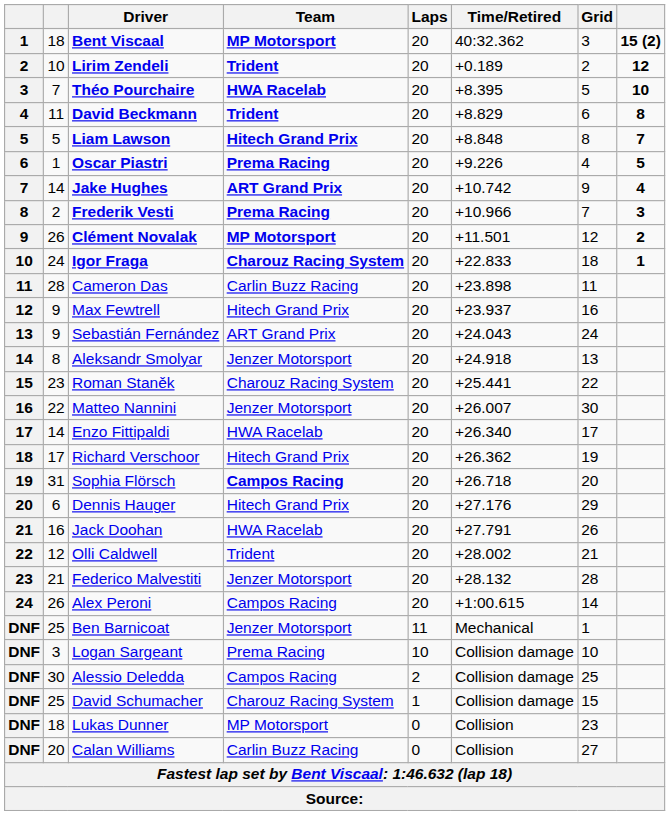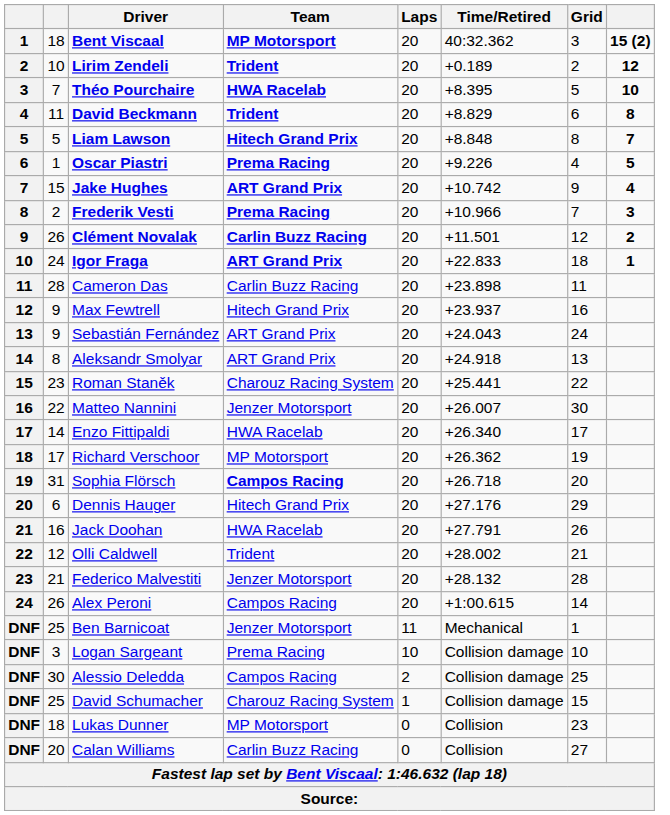(56, 187) 14 -> (56, 187) 15
(281, 236) MP Motorsport -> (297, 236) Carlin Buzz Racing
(315, 261) Charouz Racing System -> (284, 261) ART Grand Prix
(289, 359) Jenzer Motorsport -> (281, 359) ART Grand Prix
(288, 456) Hitech Grand Prix -> (277, 456) MP Motorsport
